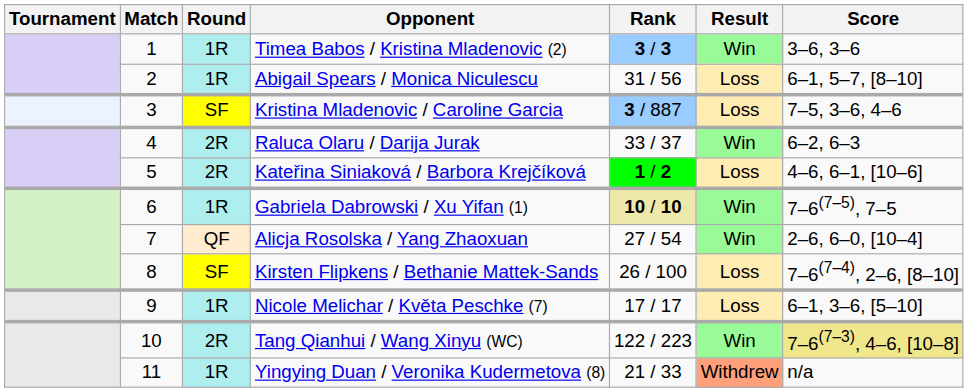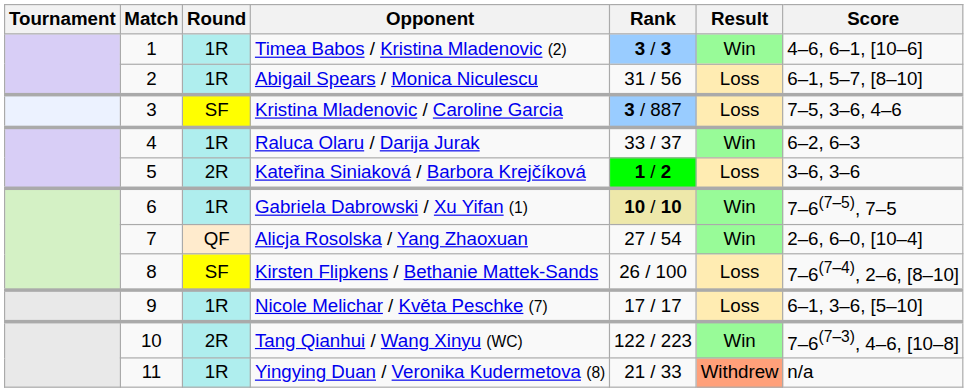(824, 49) 3–6, 3–6 -> (855, 49) 4–6, 6–1, [10–6]
(217, 142) 2R -> (217, 142) 1R
(855, 172) 4–6, 6–1, [10–6] -> (824, 172) 3–6, 3–6
(873, 340) khaki background -> (873, 340) no background
